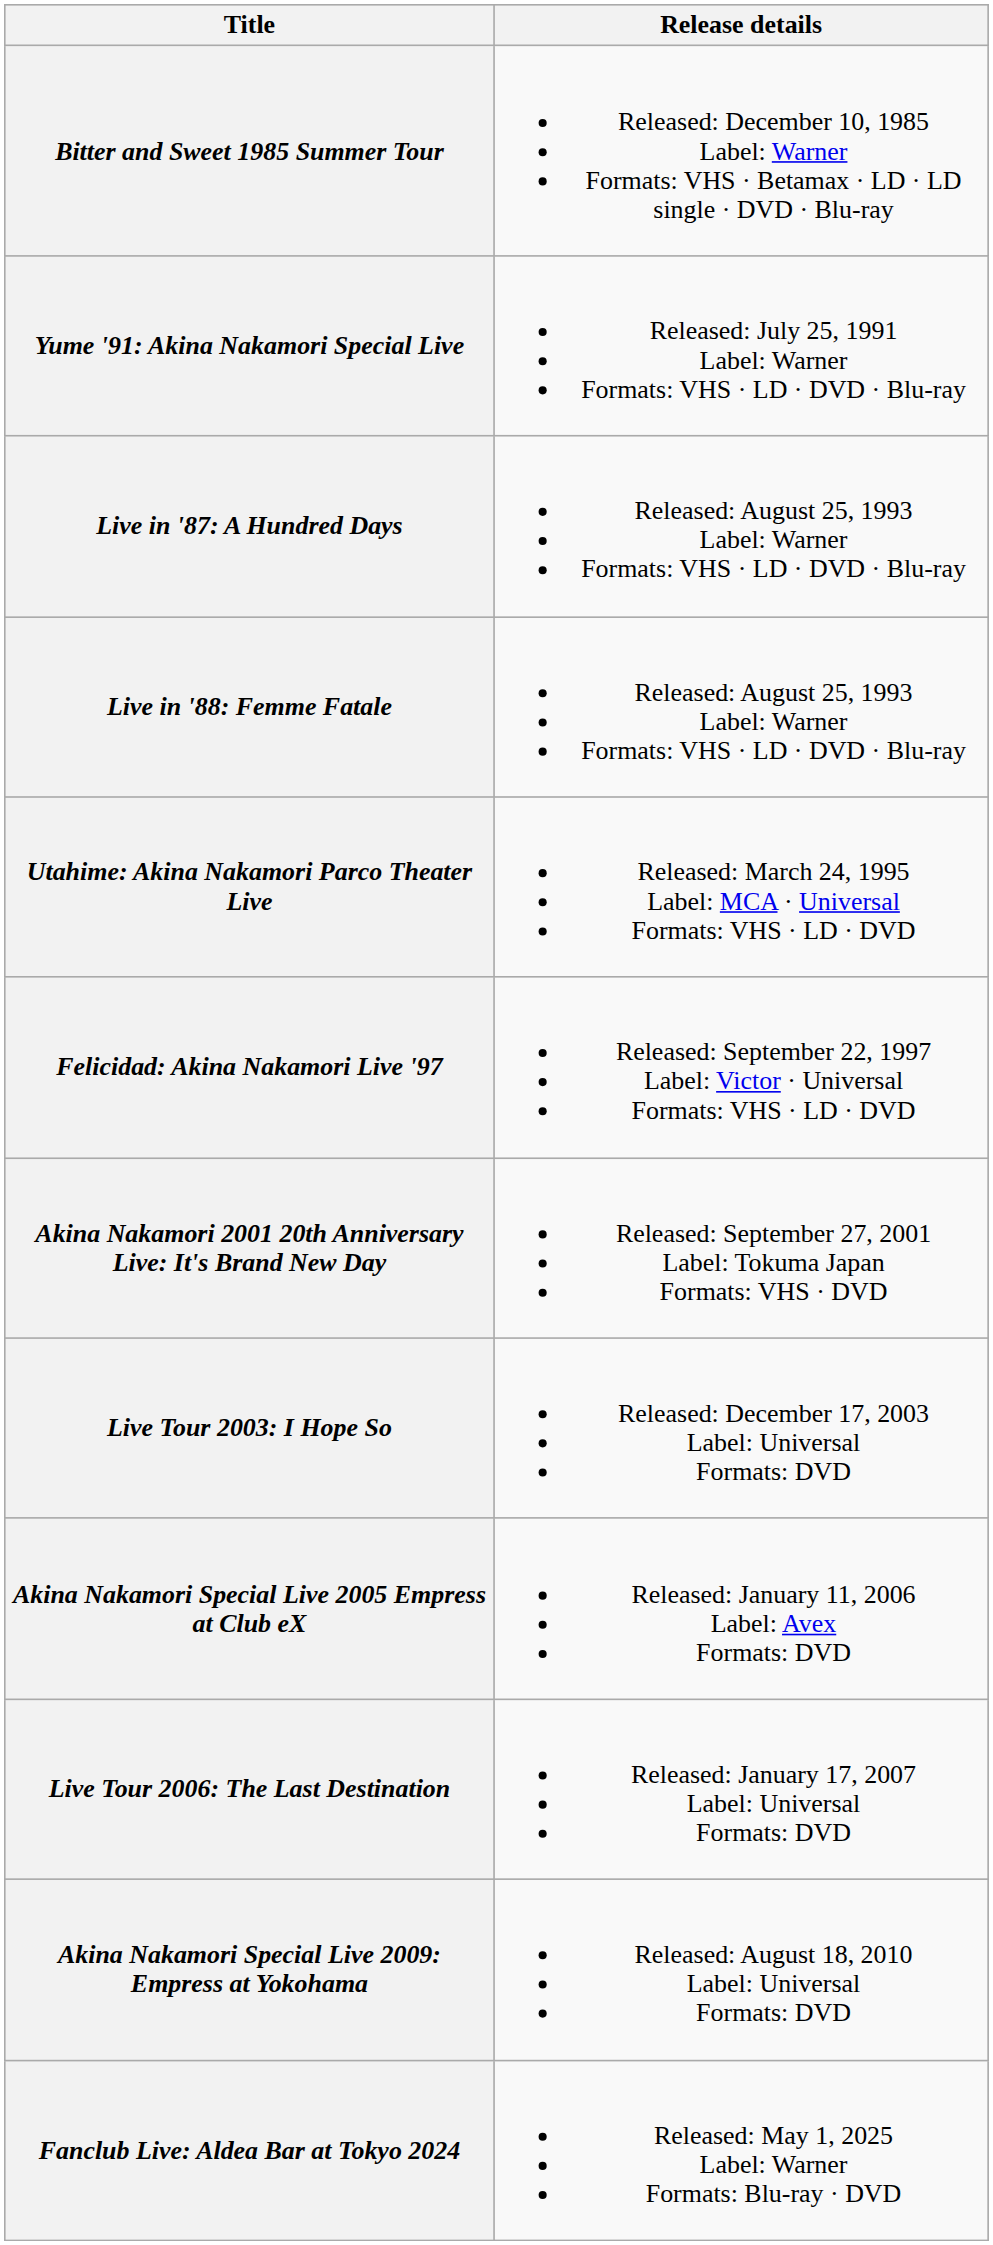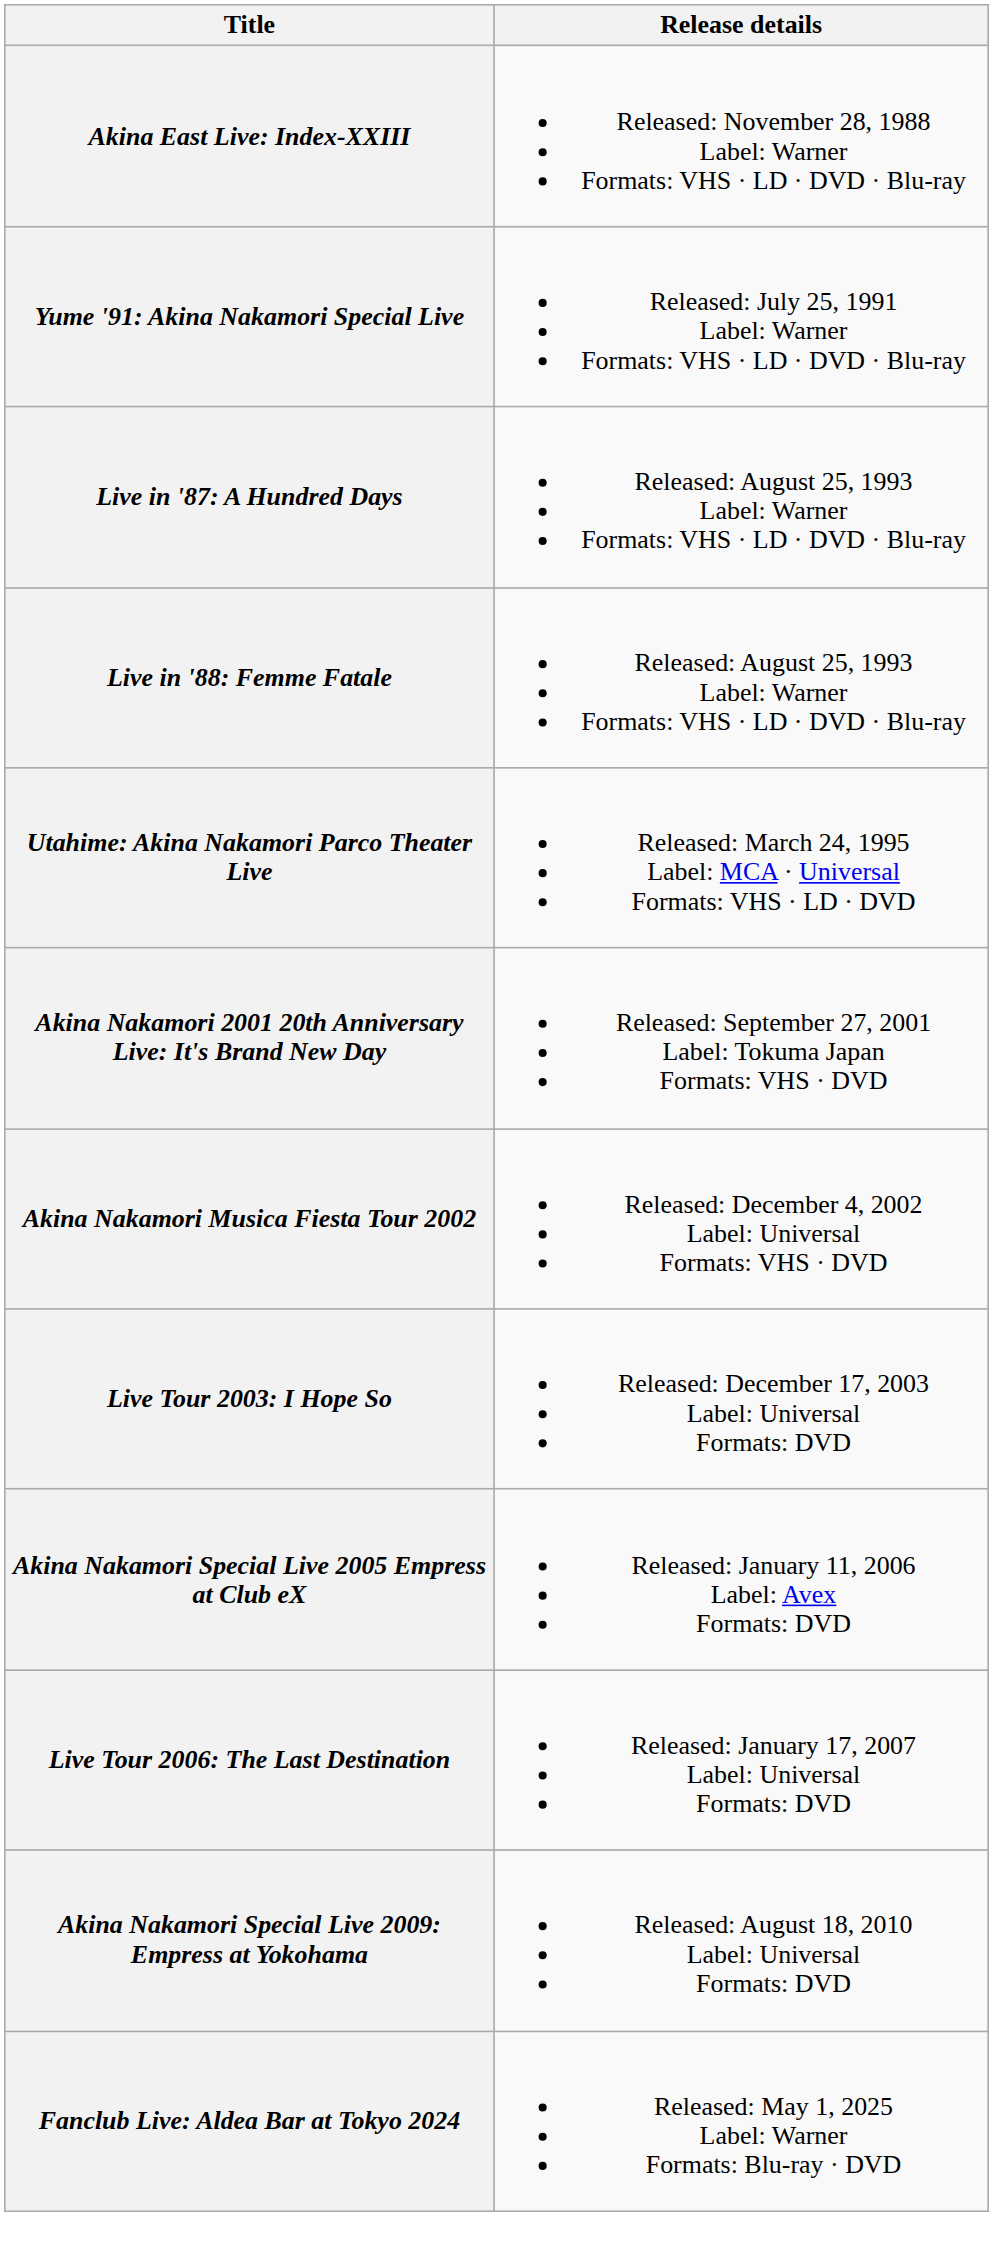- row: (249, 150)
+ row: (249, 135)
- row: (249, 1067)
+ row: (249, 1218)
